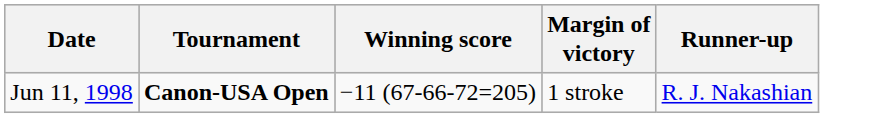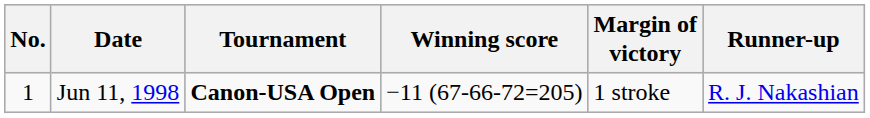+ column: (28, 38)
